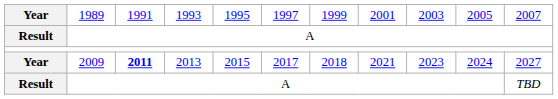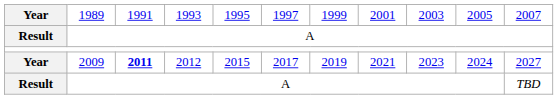(189, 63) 2013 -> (189, 63) 2012
(334, 63) 2018 -> (334, 63) 2019
